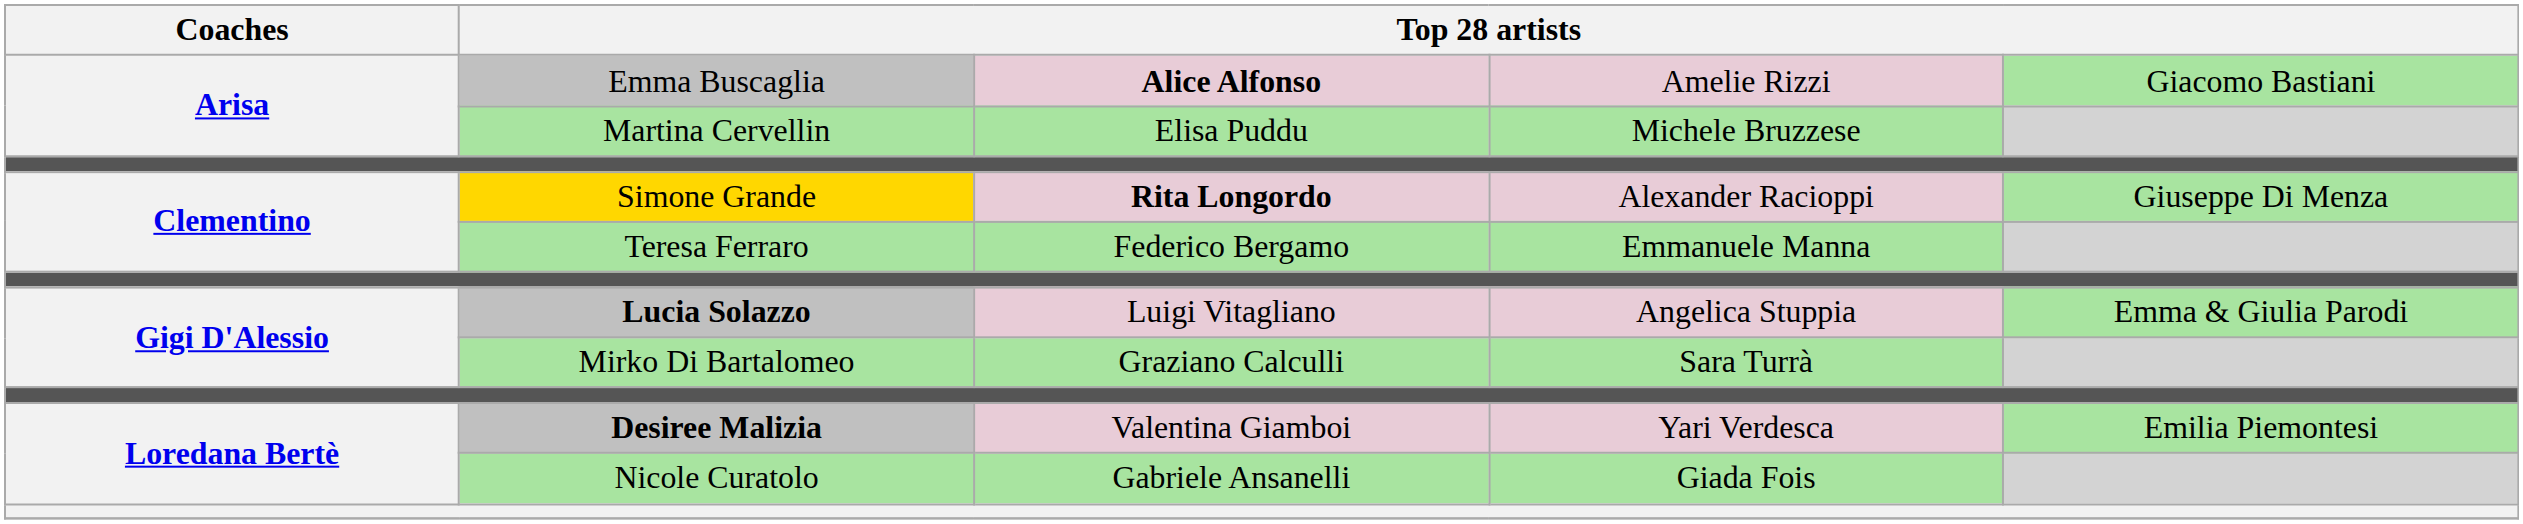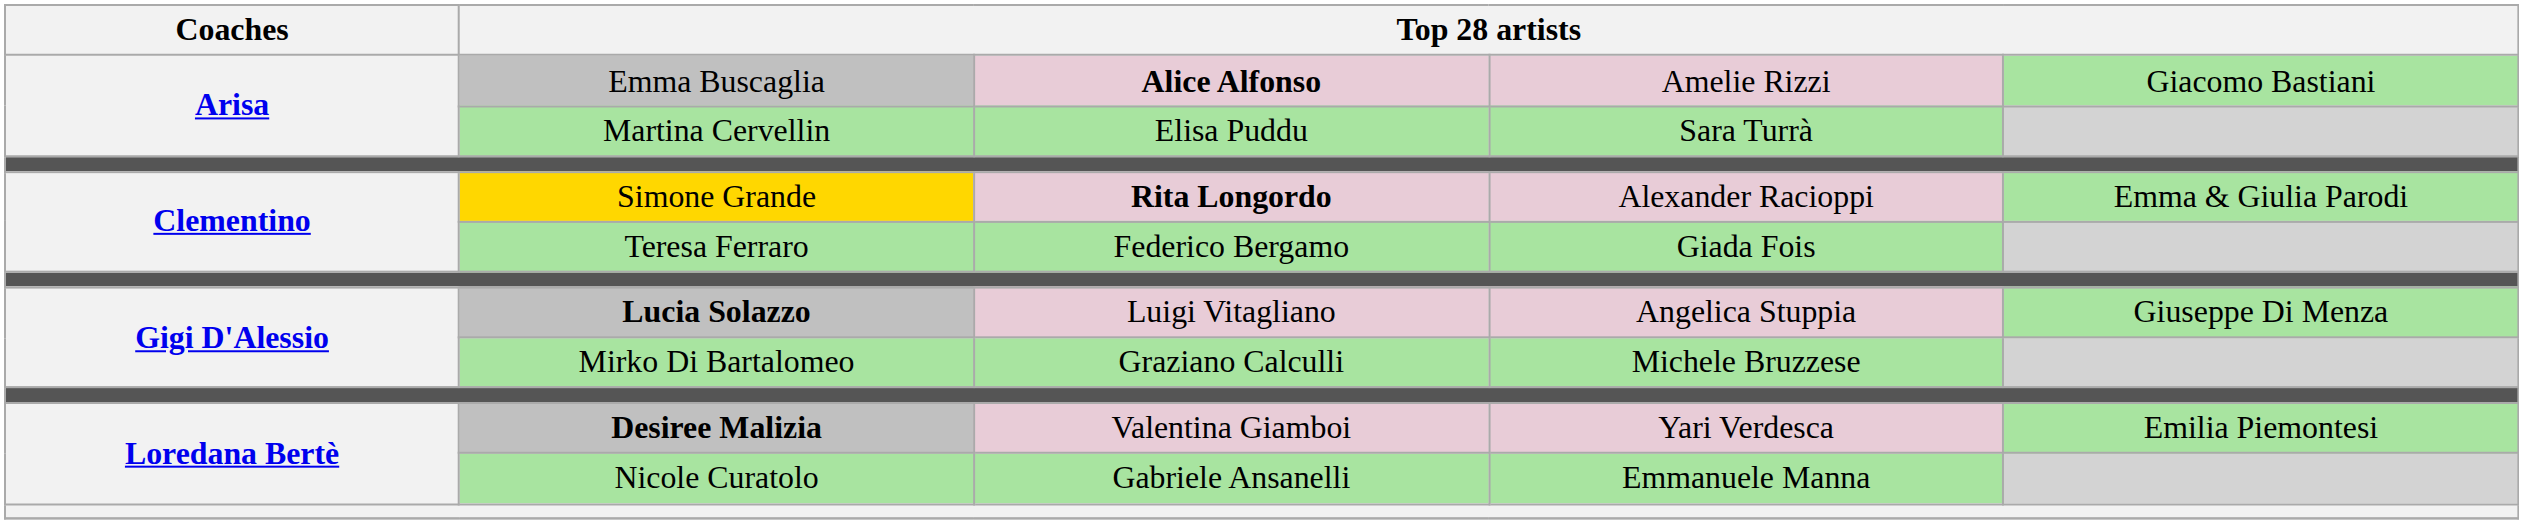(1746, 130) Michele Bruzzese -> (1746, 130) Sara Turrà
(2261, 195) Giuseppe Di Menza -> (2261, 195) Emma & Giulia Parodi
(1746, 246) Emmanuele Manna -> (1746, 246) Giada Fois
(2261, 311) Emma & Giulia Parodi -> (2261, 311) Giuseppe Di Menza
(1746, 362) Sara Turrà -> (1746, 362) Michele Bruzzese
(1746, 477) Giada Fois -> (1746, 477) Emmanuele Manna
